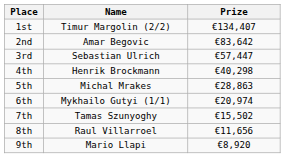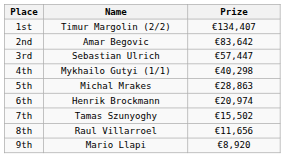(116, 71) Henrik Brockmann -> (116, 71) Mykhailo Gutyi (1/1)
(116, 101) Mykhailo Gutyi (1/1) -> (116, 101) Henrik Brockmann
